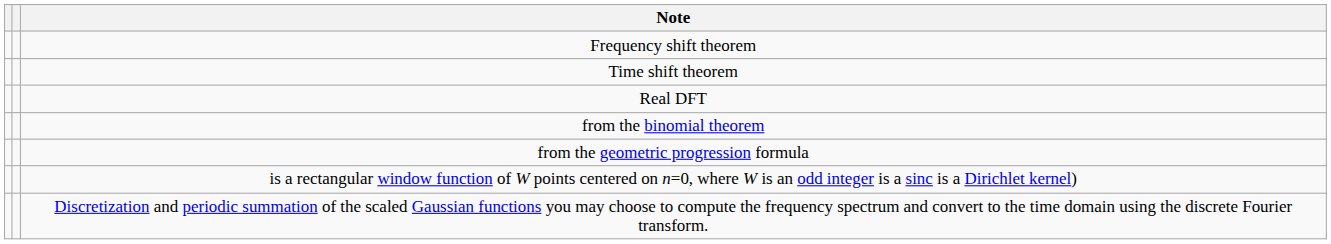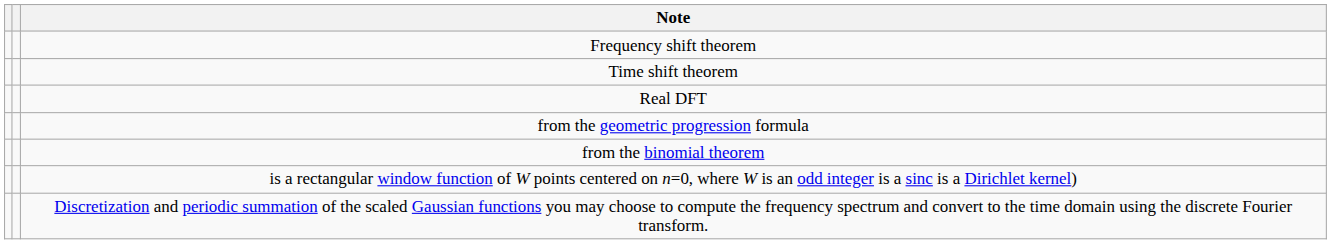rows swapped: (673, 152) <-> (673, 125)
